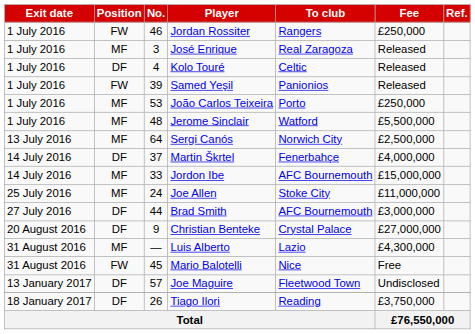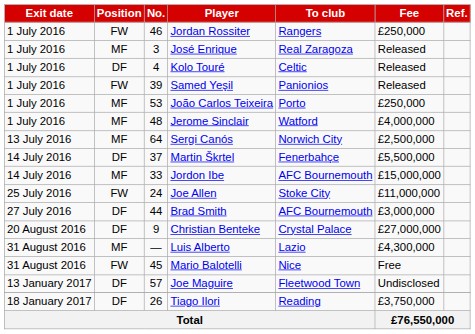(406, 121) £5,500,000 -> (406, 121) £4,000,000
(406, 157) £4,000,000 -> (406, 157) £5,500,000
(119, 193) MF -> (119, 193) FW
